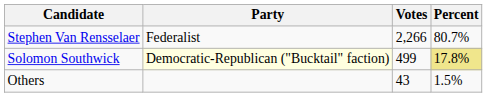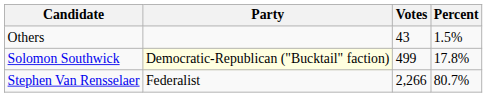rows swapped: (74, 37) <-> (26, 80)
(452, 59) khaki background -> (452, 59) no background
